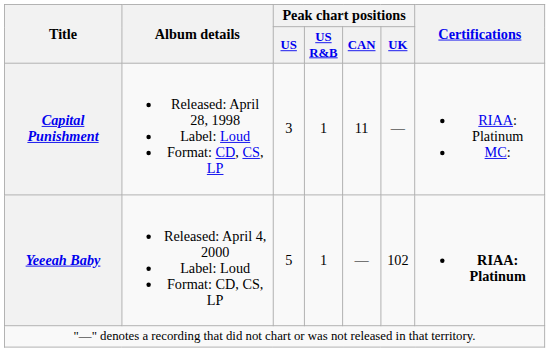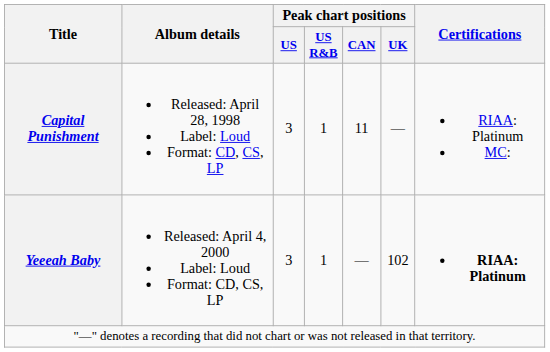(289, 260) 5 -> (289, 260) 3
